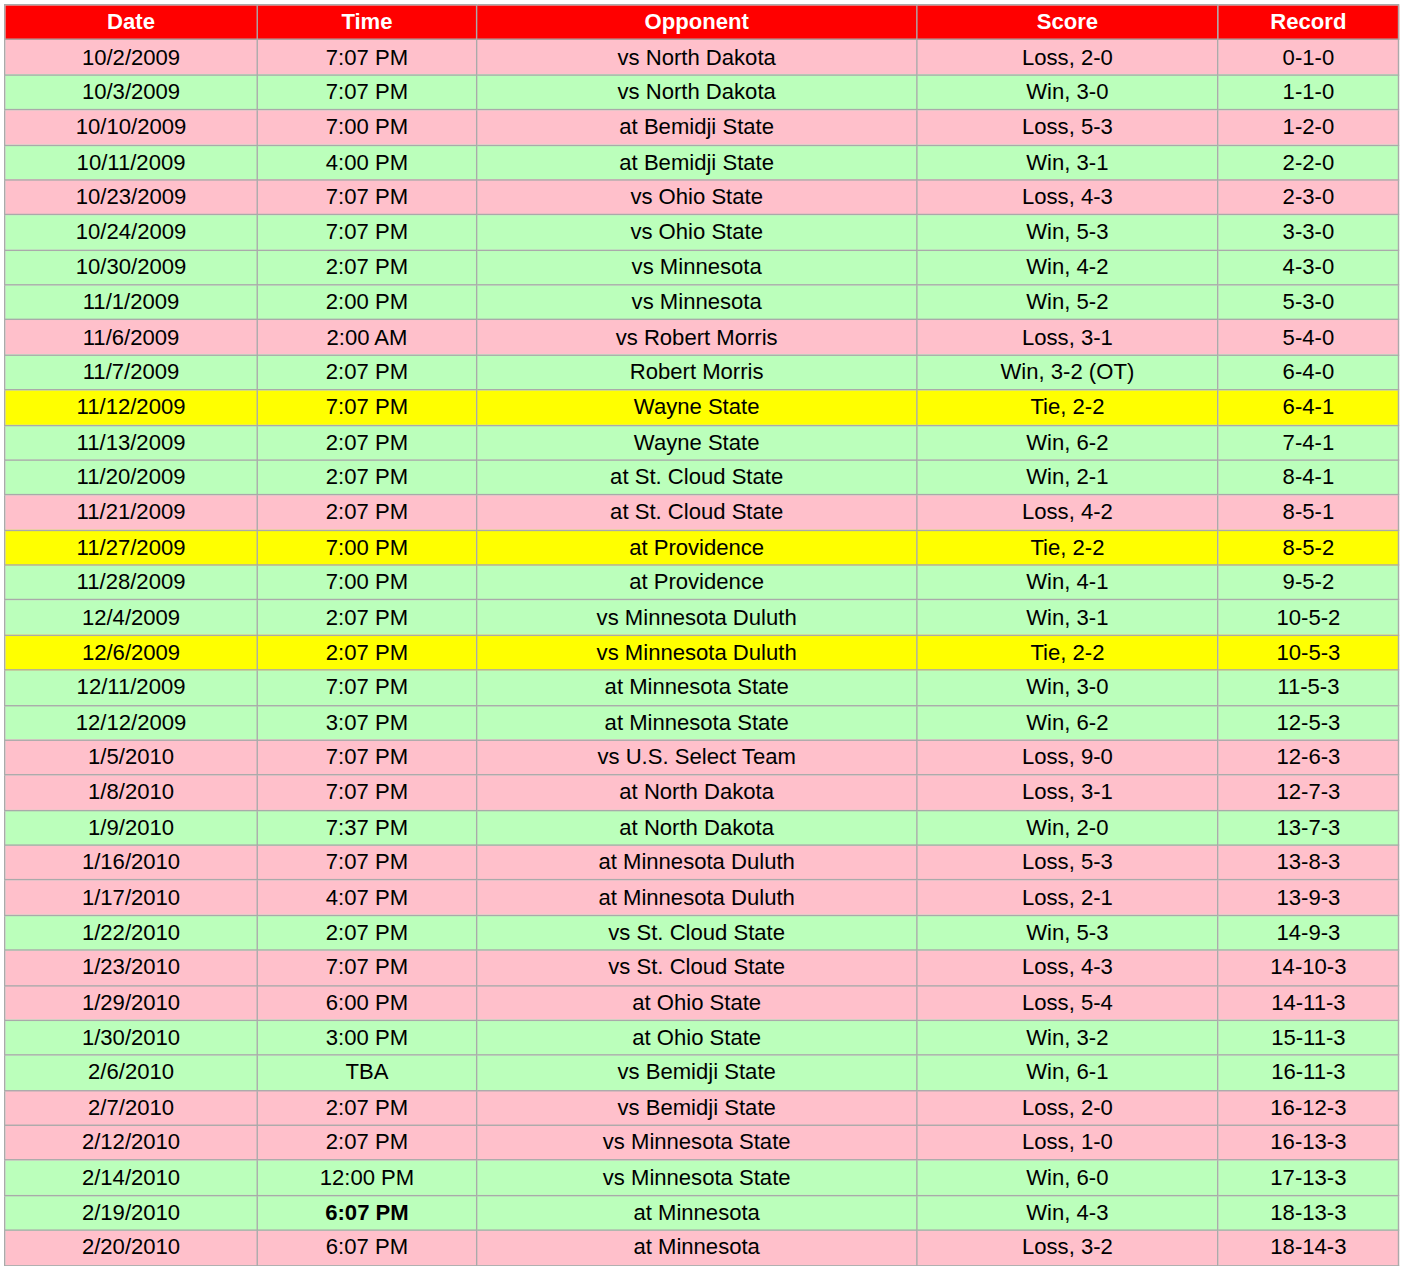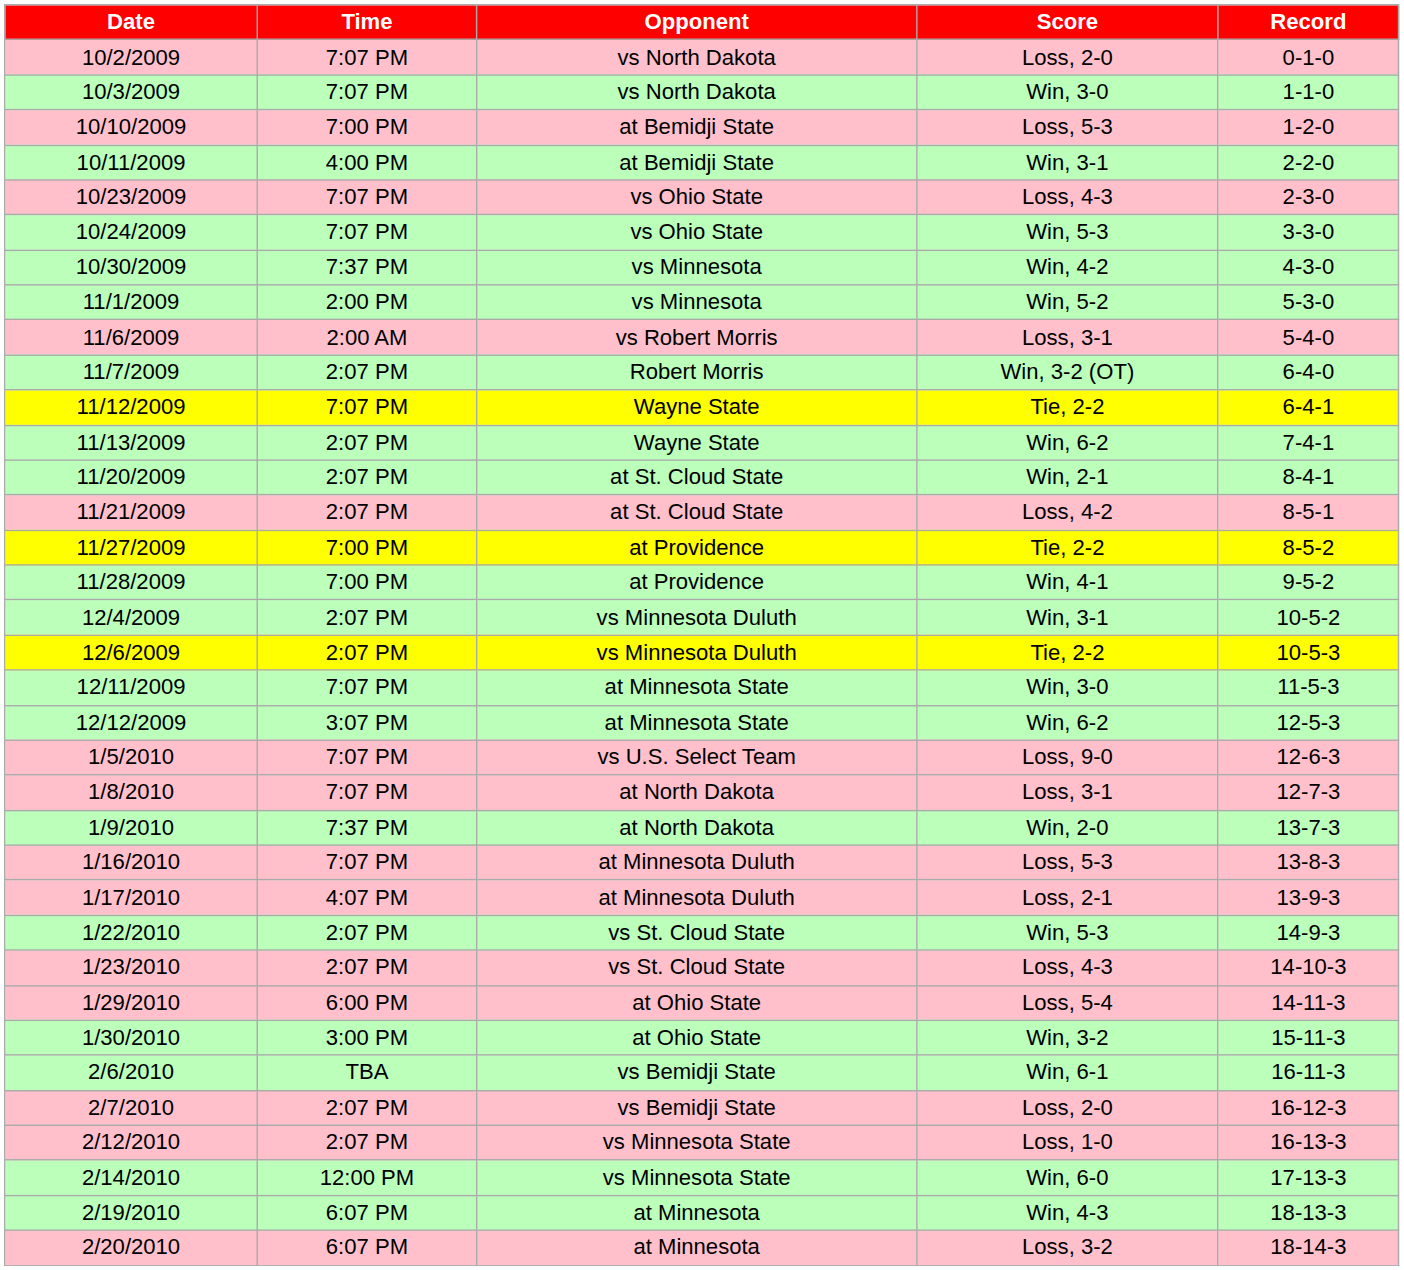(367, 267) 2:07 PM -> (367, 267) 7:37 PM
(367, 967) 7:07 PM -> (367, 967) 2:07 PM
(367, 1212) bold -> (367, 1212) normal
